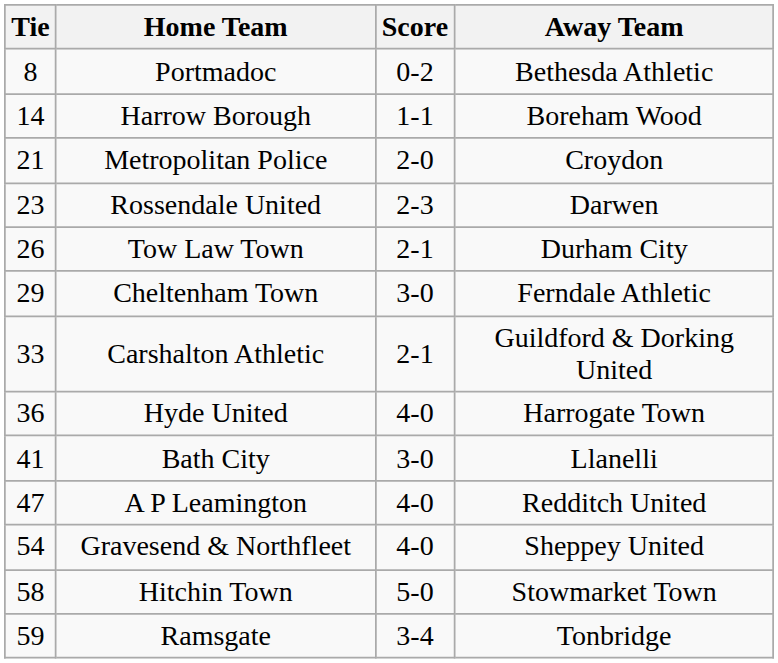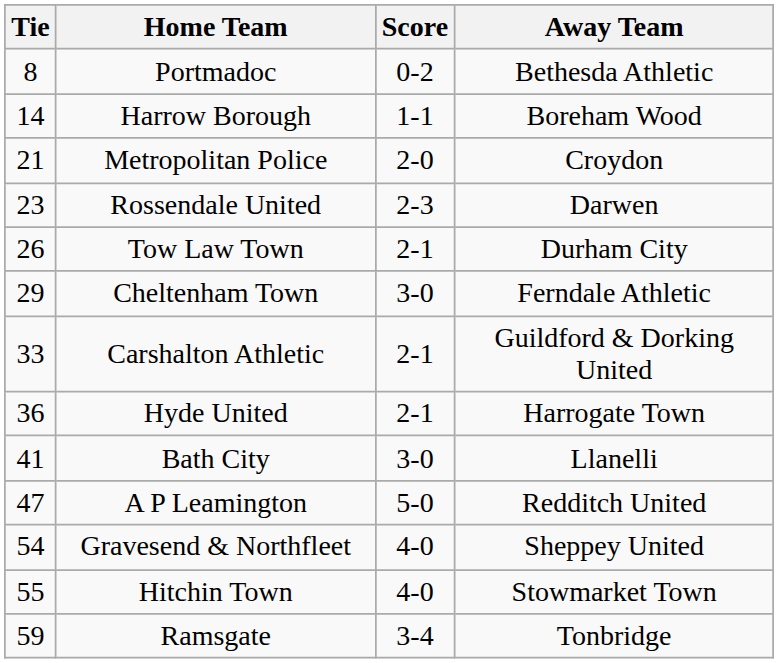(415, 413) 4-0 -> (415, 413) 2-1
(415, 502) 4-0 -> (415, 502) 5-0
(31, 591) 58 -> (31, 591) 55
(415, 591) 5-0 -> (415, 591) 4-0
